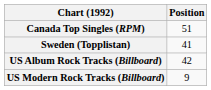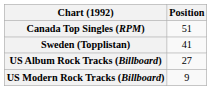(187, 61) 42 -> (187, 61) 27
